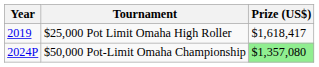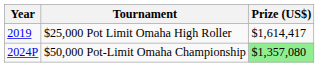(279, 33) $1,618,417 -> (279, 33) $1,614,417
